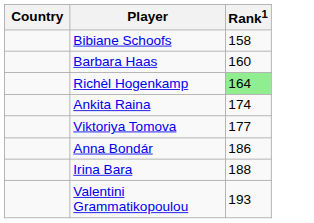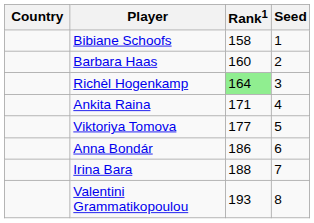+ column: (290, 17)
(240, 105) 174 -> (240, 105) 171
